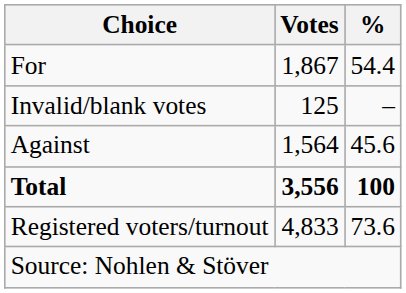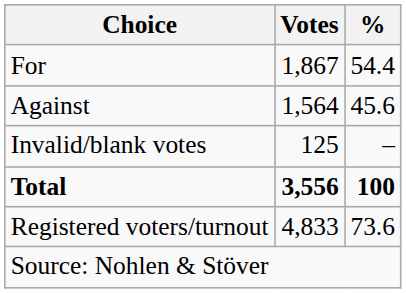rows swapped: (50, 145) <-> (109, 105)
